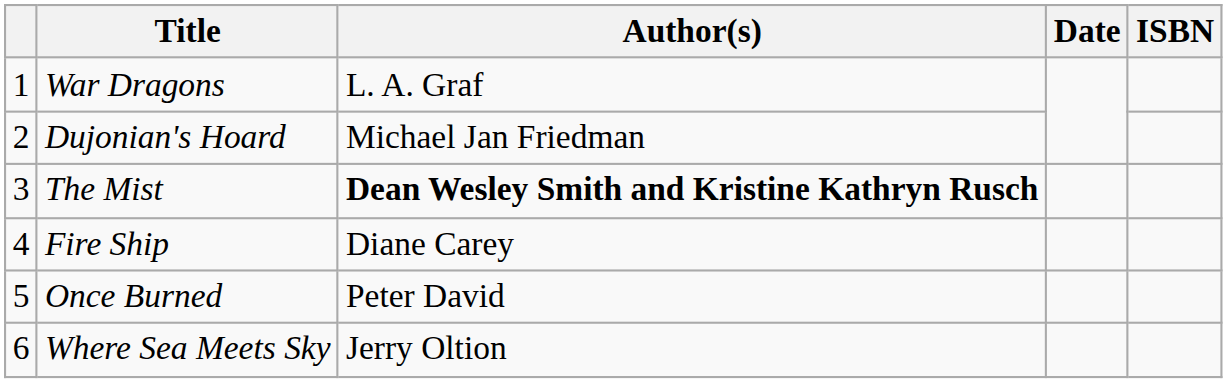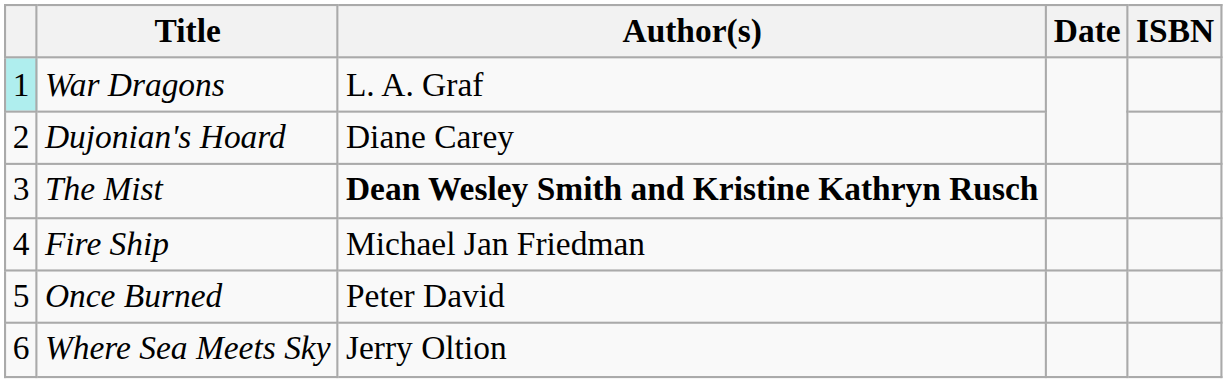(21, 84) no background -> (21, 84) paleturquoise background
(495, 137) Michael Jan Friedman -> (430, 137) Diane Carey
(430, 243) Diane Carey -> (495, 243) Michael Jan Friedman
